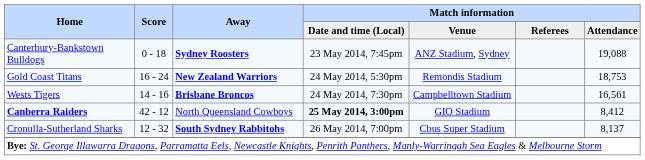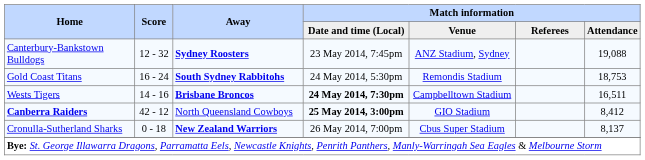(154, 53) 0 - 18 -> (154, 53) 12 - 32
(226, 77) New Zealand Warriors -> (230, 77) South Sydney Rabbitohs
(356, 94) normal -> (356, 94) bold
(612, 94) 16,561 -> (612, 94) 16,511
(154, 129) 12 - 32 -> (154, 129) 0 - 18
(230, 129) South Sydney Rabbitohs -> (226, 129) New Zealand Warriors
